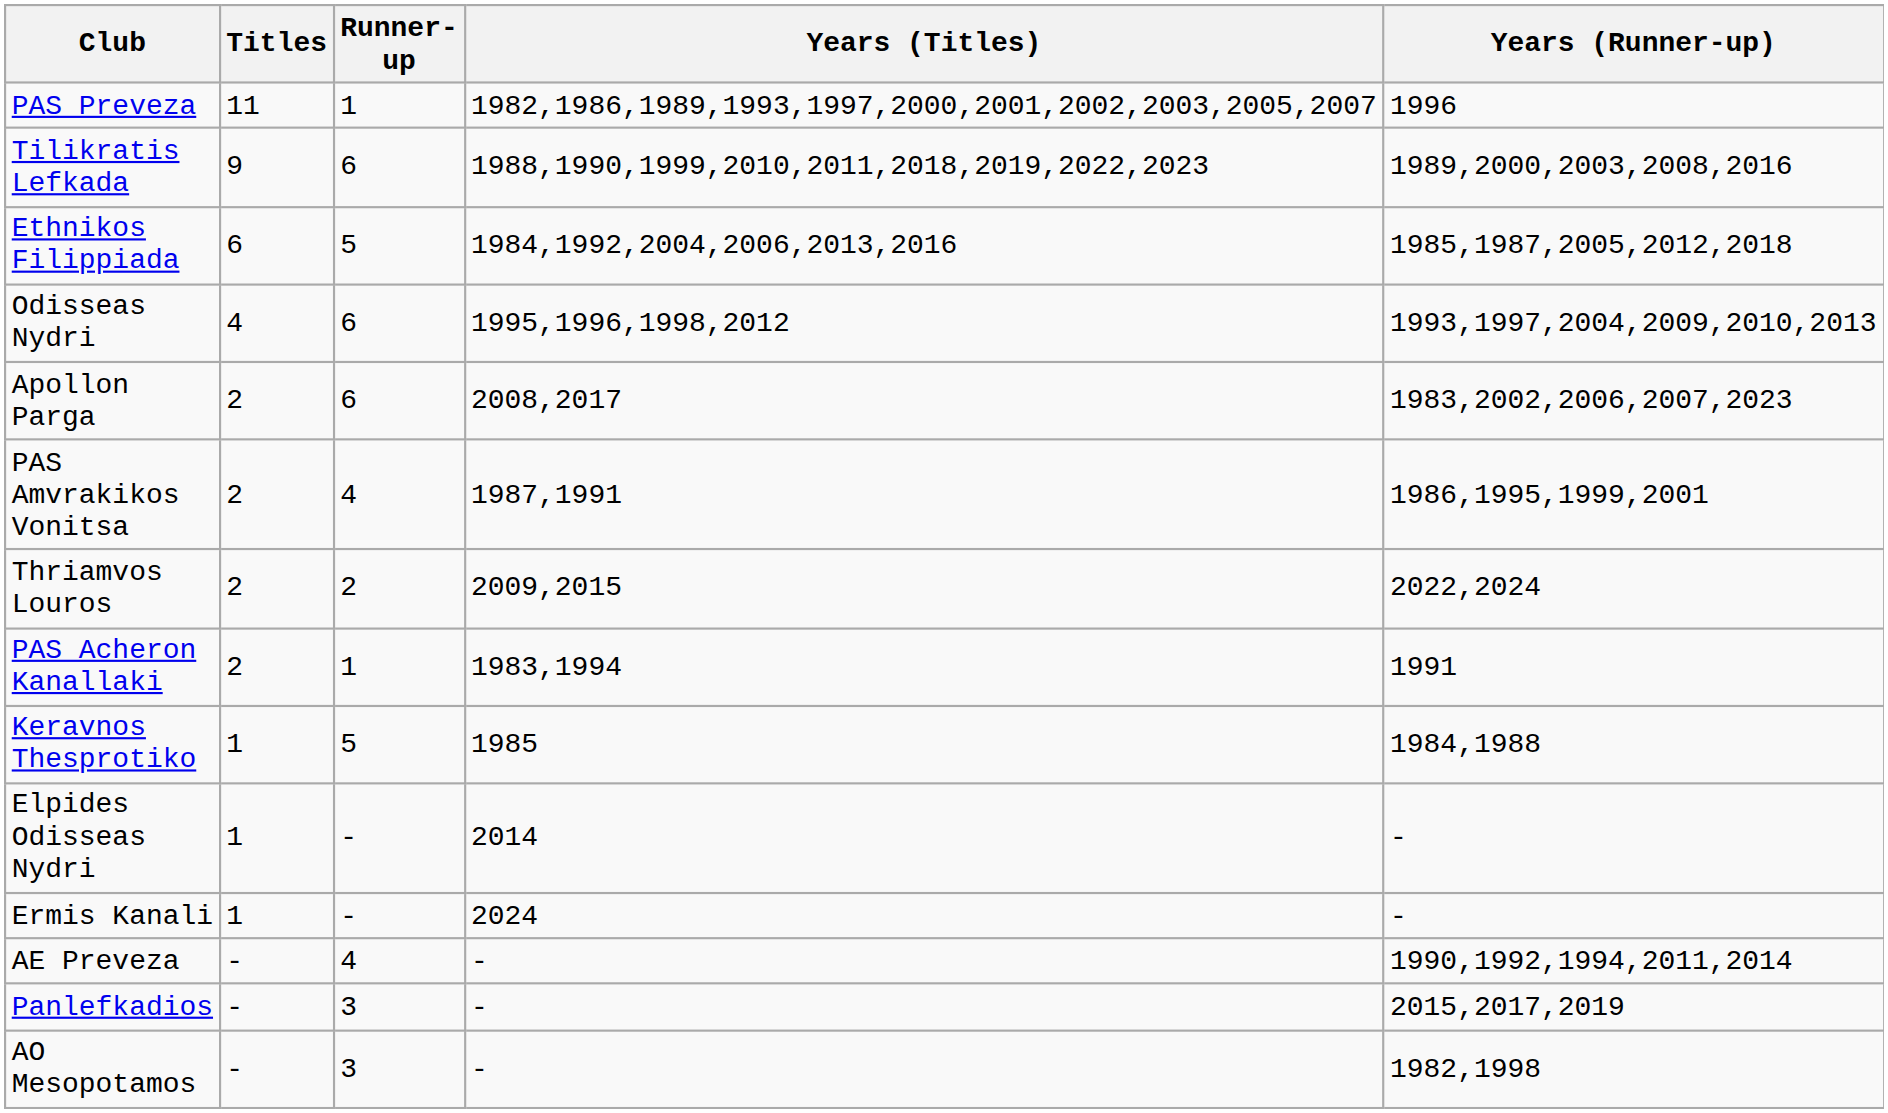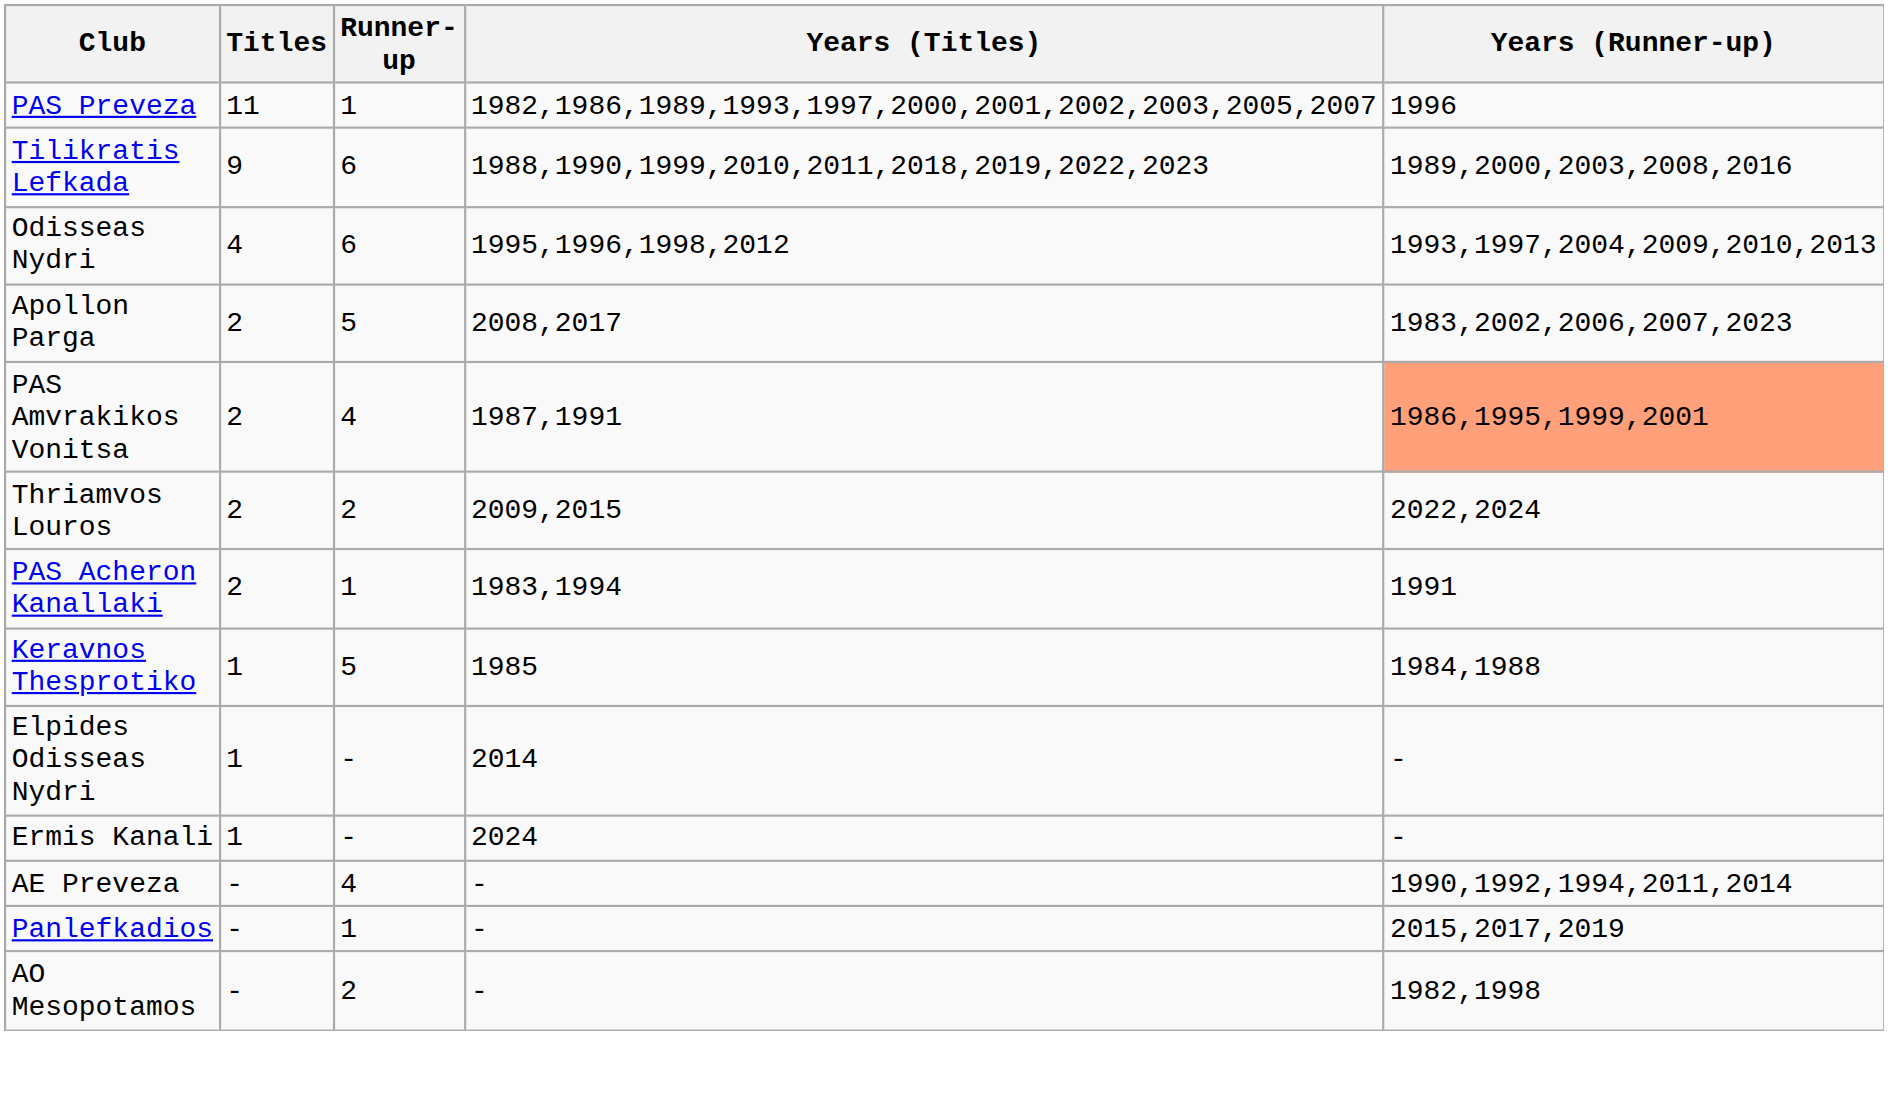- row: (96, 245)
(349, 401) 6 -> (349, 323) 5
(1549, 495) no background -> (1549, 417) lightsalmon background
(349, 1007) 3 -> (349, 929) 1
(349, 1069) 3 -> (349, 991) 2
